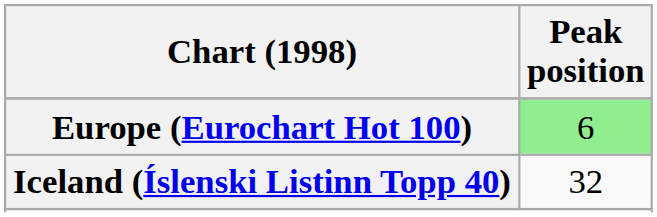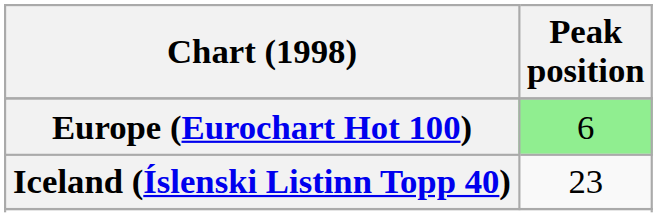(586, 181) 32 -> (586, 181) 23
